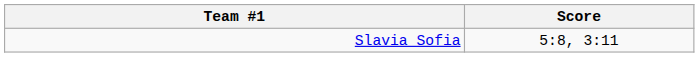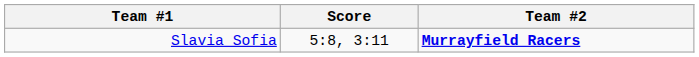+ column: (556, 17)
